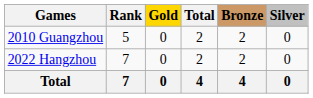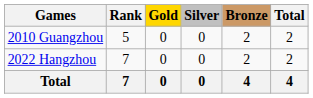columns swapped: (287, 15) <-> (200, 15)
